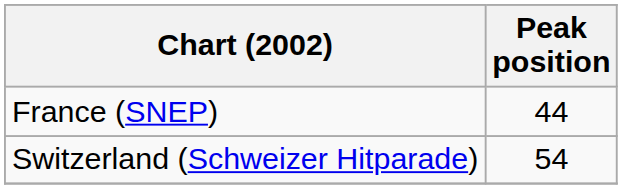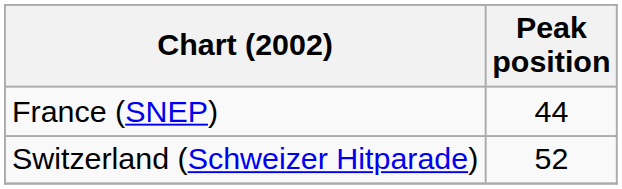(551, 159) 54 -> (551, 159) 52
